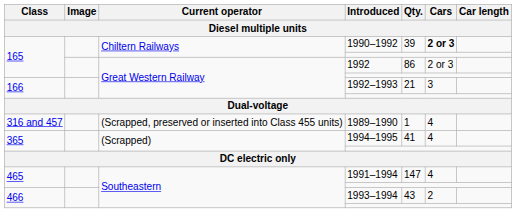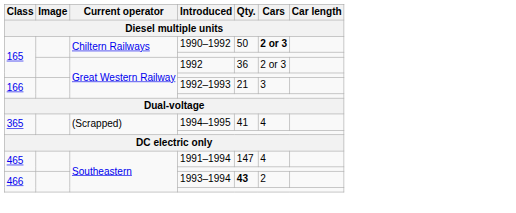(410, 44) 39 -> (242, 44) 50
(410, 65) 86 -> (242, 65) 36
- row: (35, 122)
(410, 195) normal -> (242, 179) bold
